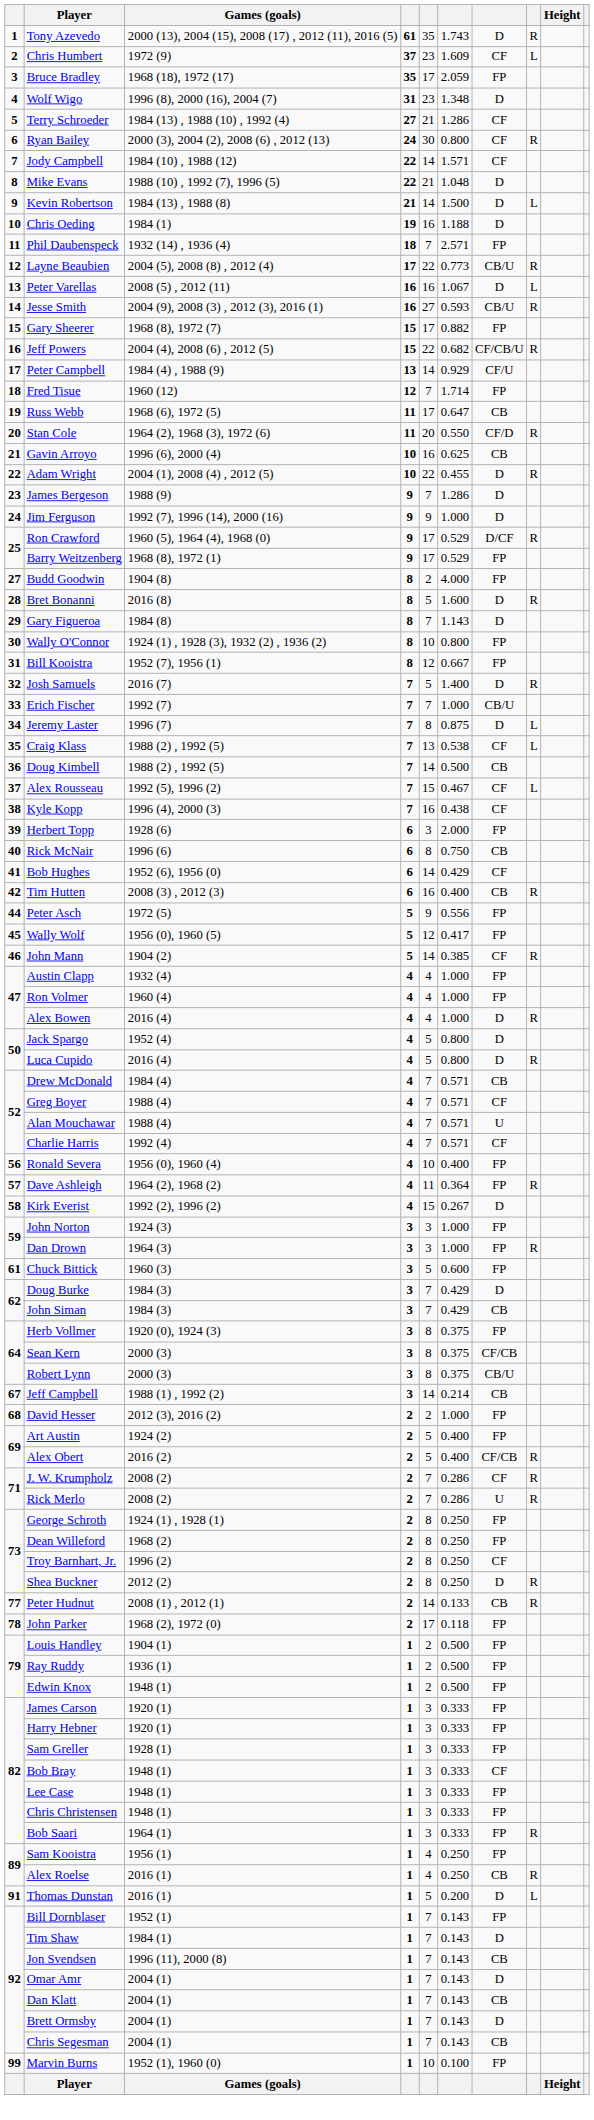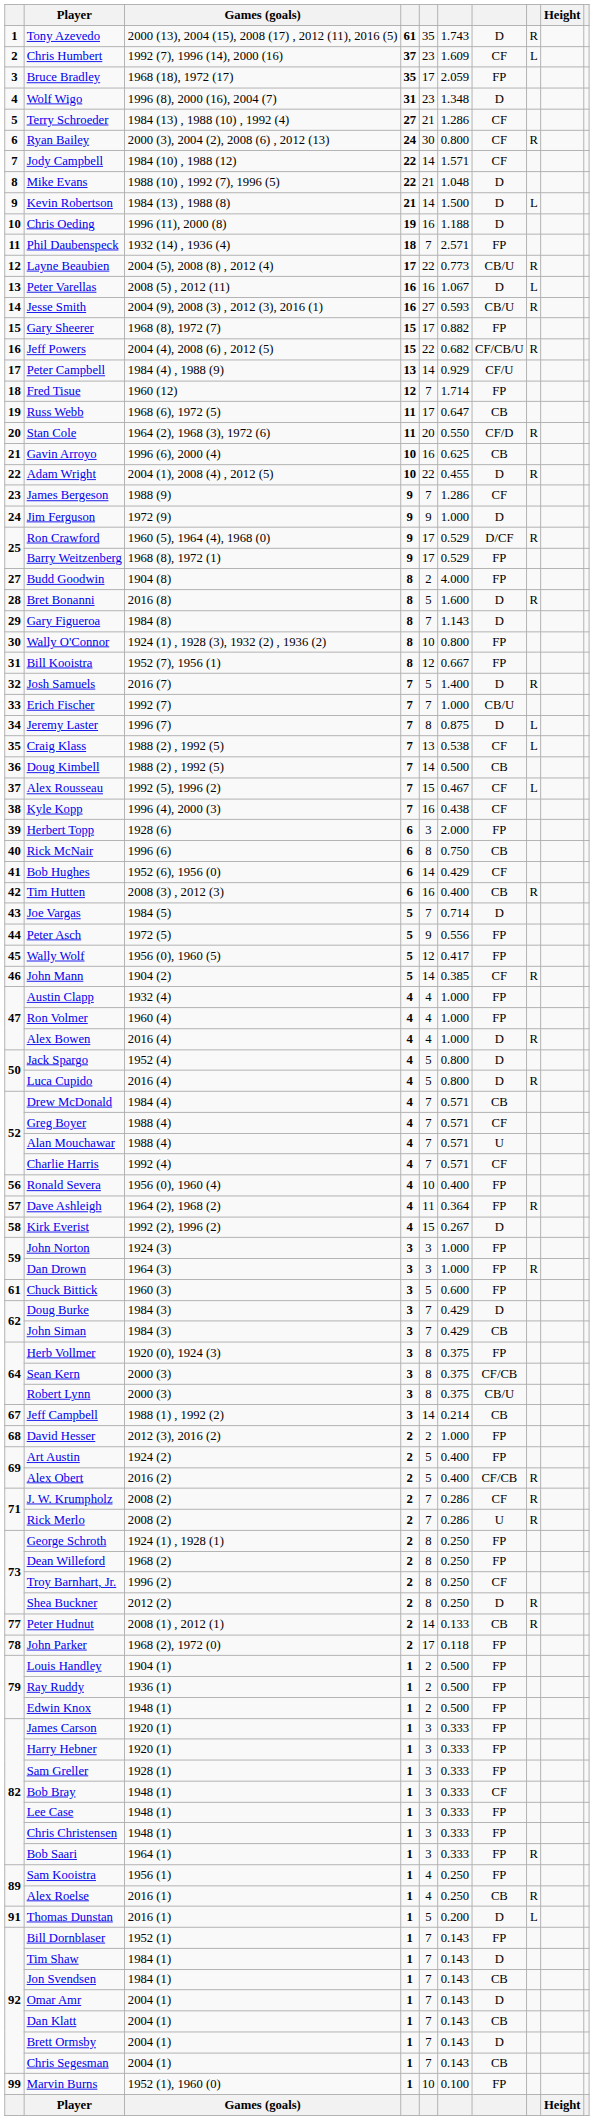(149, 57) 1972 (9) -> (205, 57) 1992 (7), 1996 (14), 2000 (16)
(149, 224) 1984 (1) -> (177, 224) 1996 (11), 2000 (8)
(499, 496) D -> (499, 496) CF
(205, 516) 1992 (7), 1996 (14), 2000 (16) -> (149, 516) 1972 (9)
+ row: (54, 914)
(177, 1959) 1996 (11), 2000 (8) -> (149, 1979) 1984 (1)
